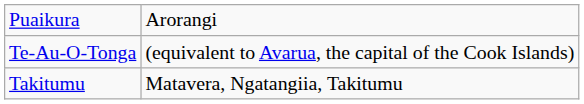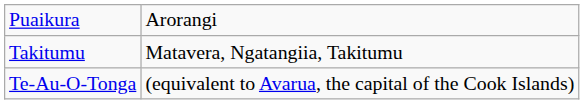rows swapped: (47, 83) <-> (73, 51)
